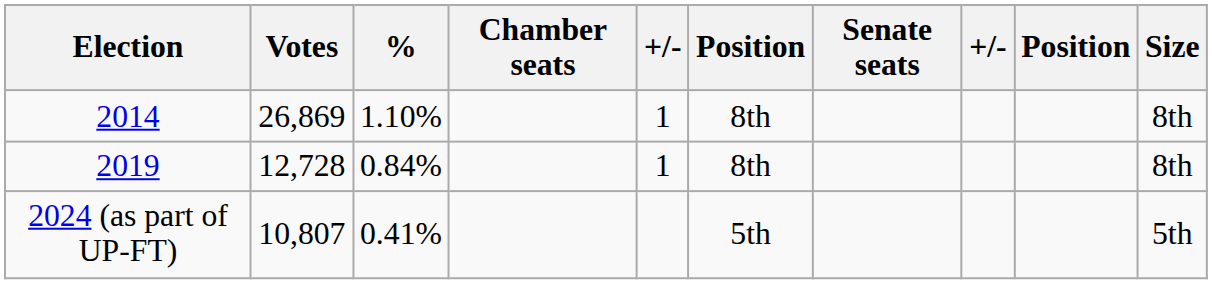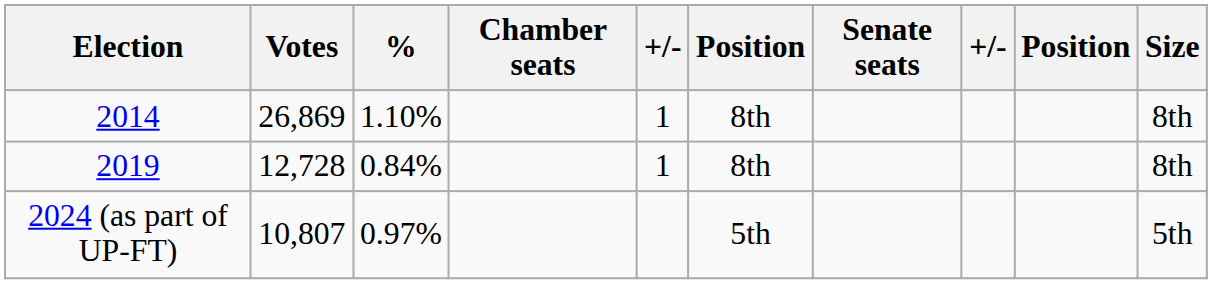(401, 233) 0.41% -> (401, 233) 0.97%
